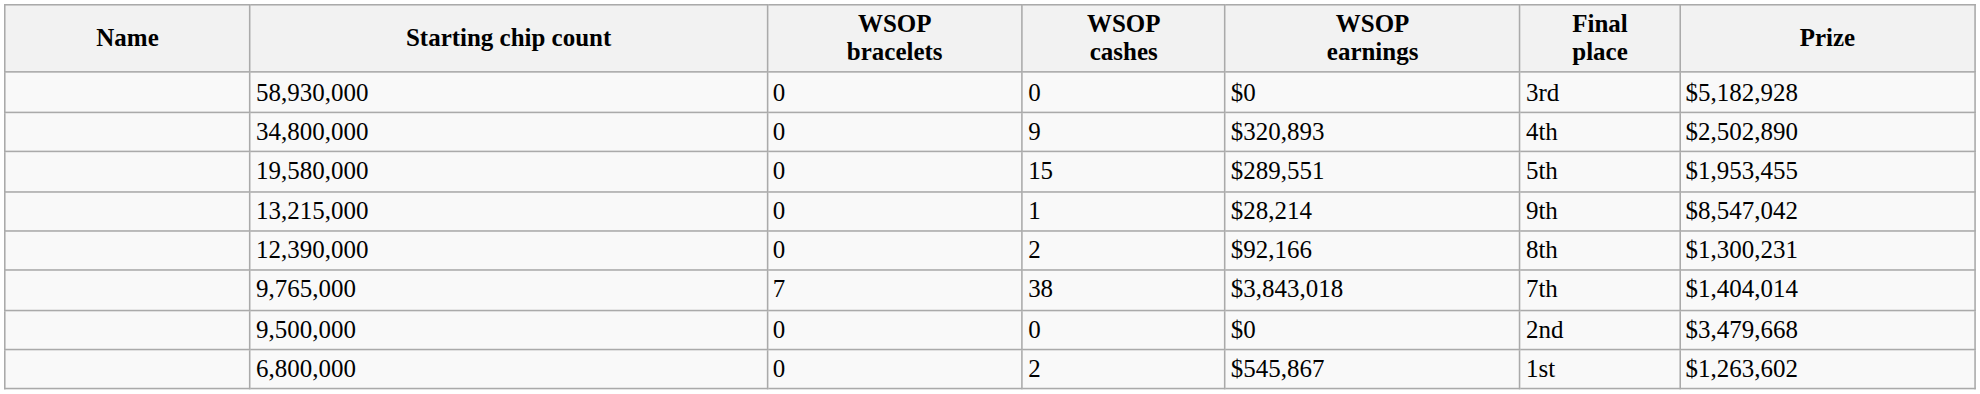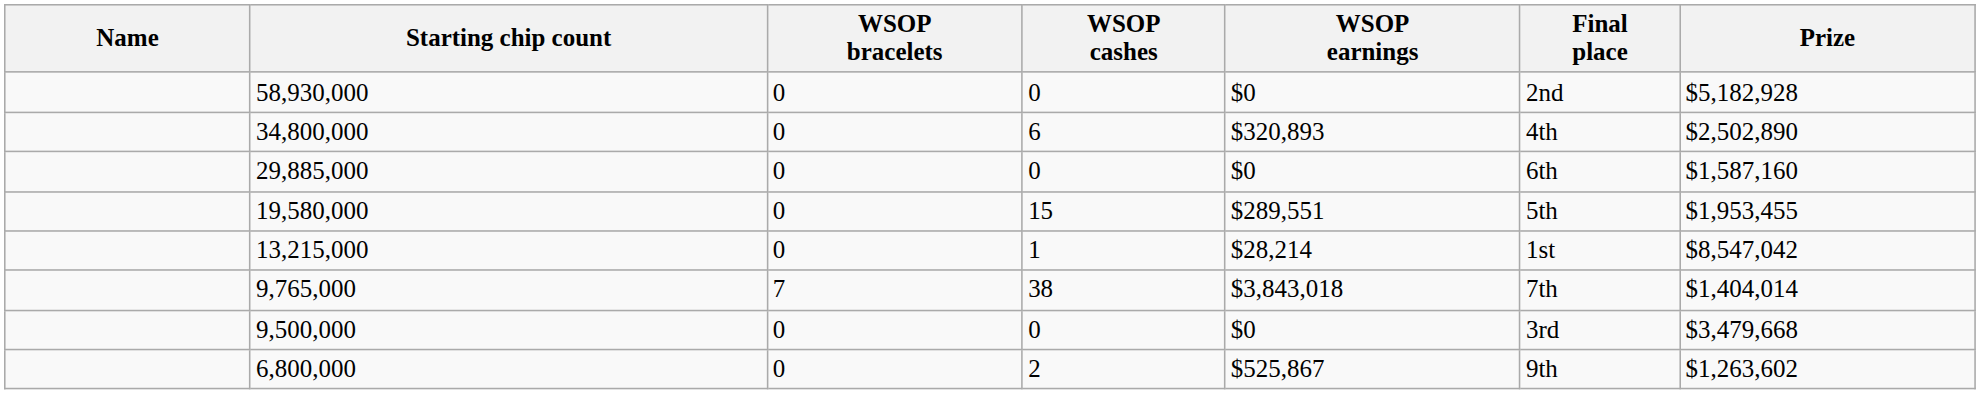(1543, 91) 3rd -> (1545, 91) 2nd
(1034, 131) 9 -> (1034, 131) 6
+ row: (312, 171)
(1542, 210) 9th -> (1541, 250) 1st
- row: (312, 250)
(1545, 329) 2nd -> (1543, 329) 3rd
(1278, 369) $545,867 -> (1278, 369) $525,867
(1541, 369) 1st -> (1542, 369) 9th
